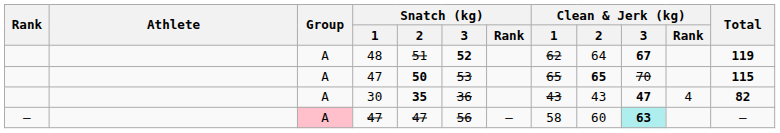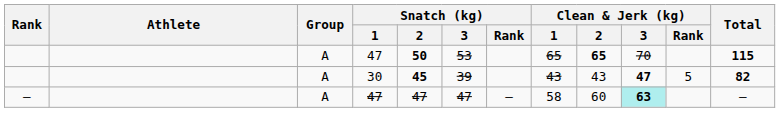- row: (27, 56)
(419, 97) 35 -> (419, 76) 45
(464, 97) 36 -> (464, 76) 39
(688, 97) 4 -> (688, 76) 5
(325, 118) pink background -> (325, 97) no background
(464, 118) 56 -> (464, 97) 47
